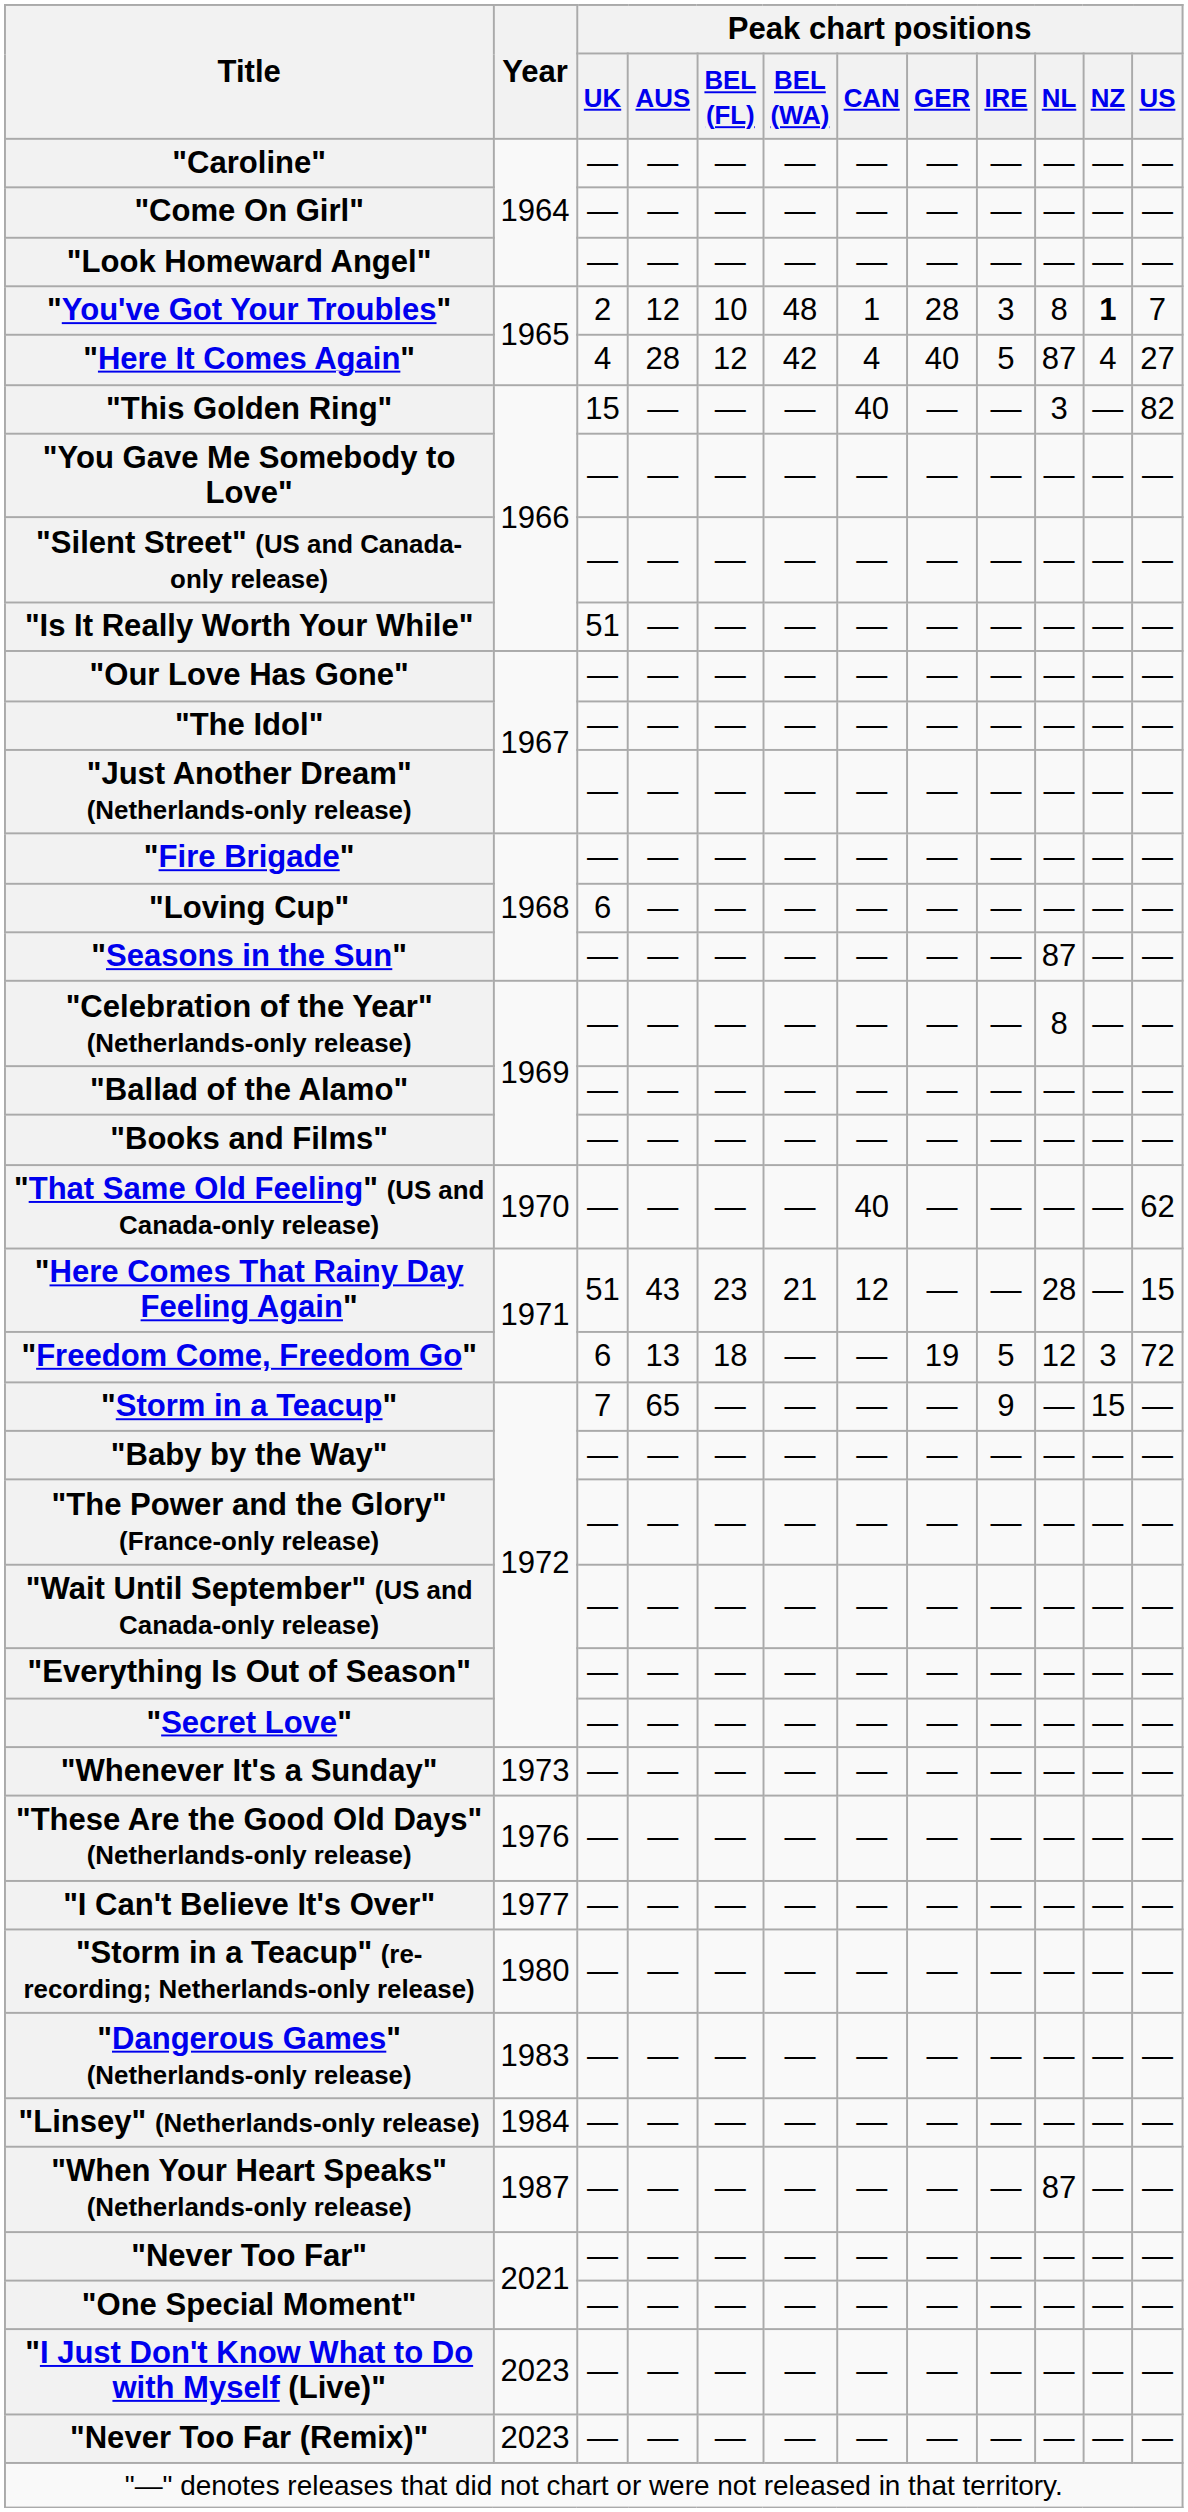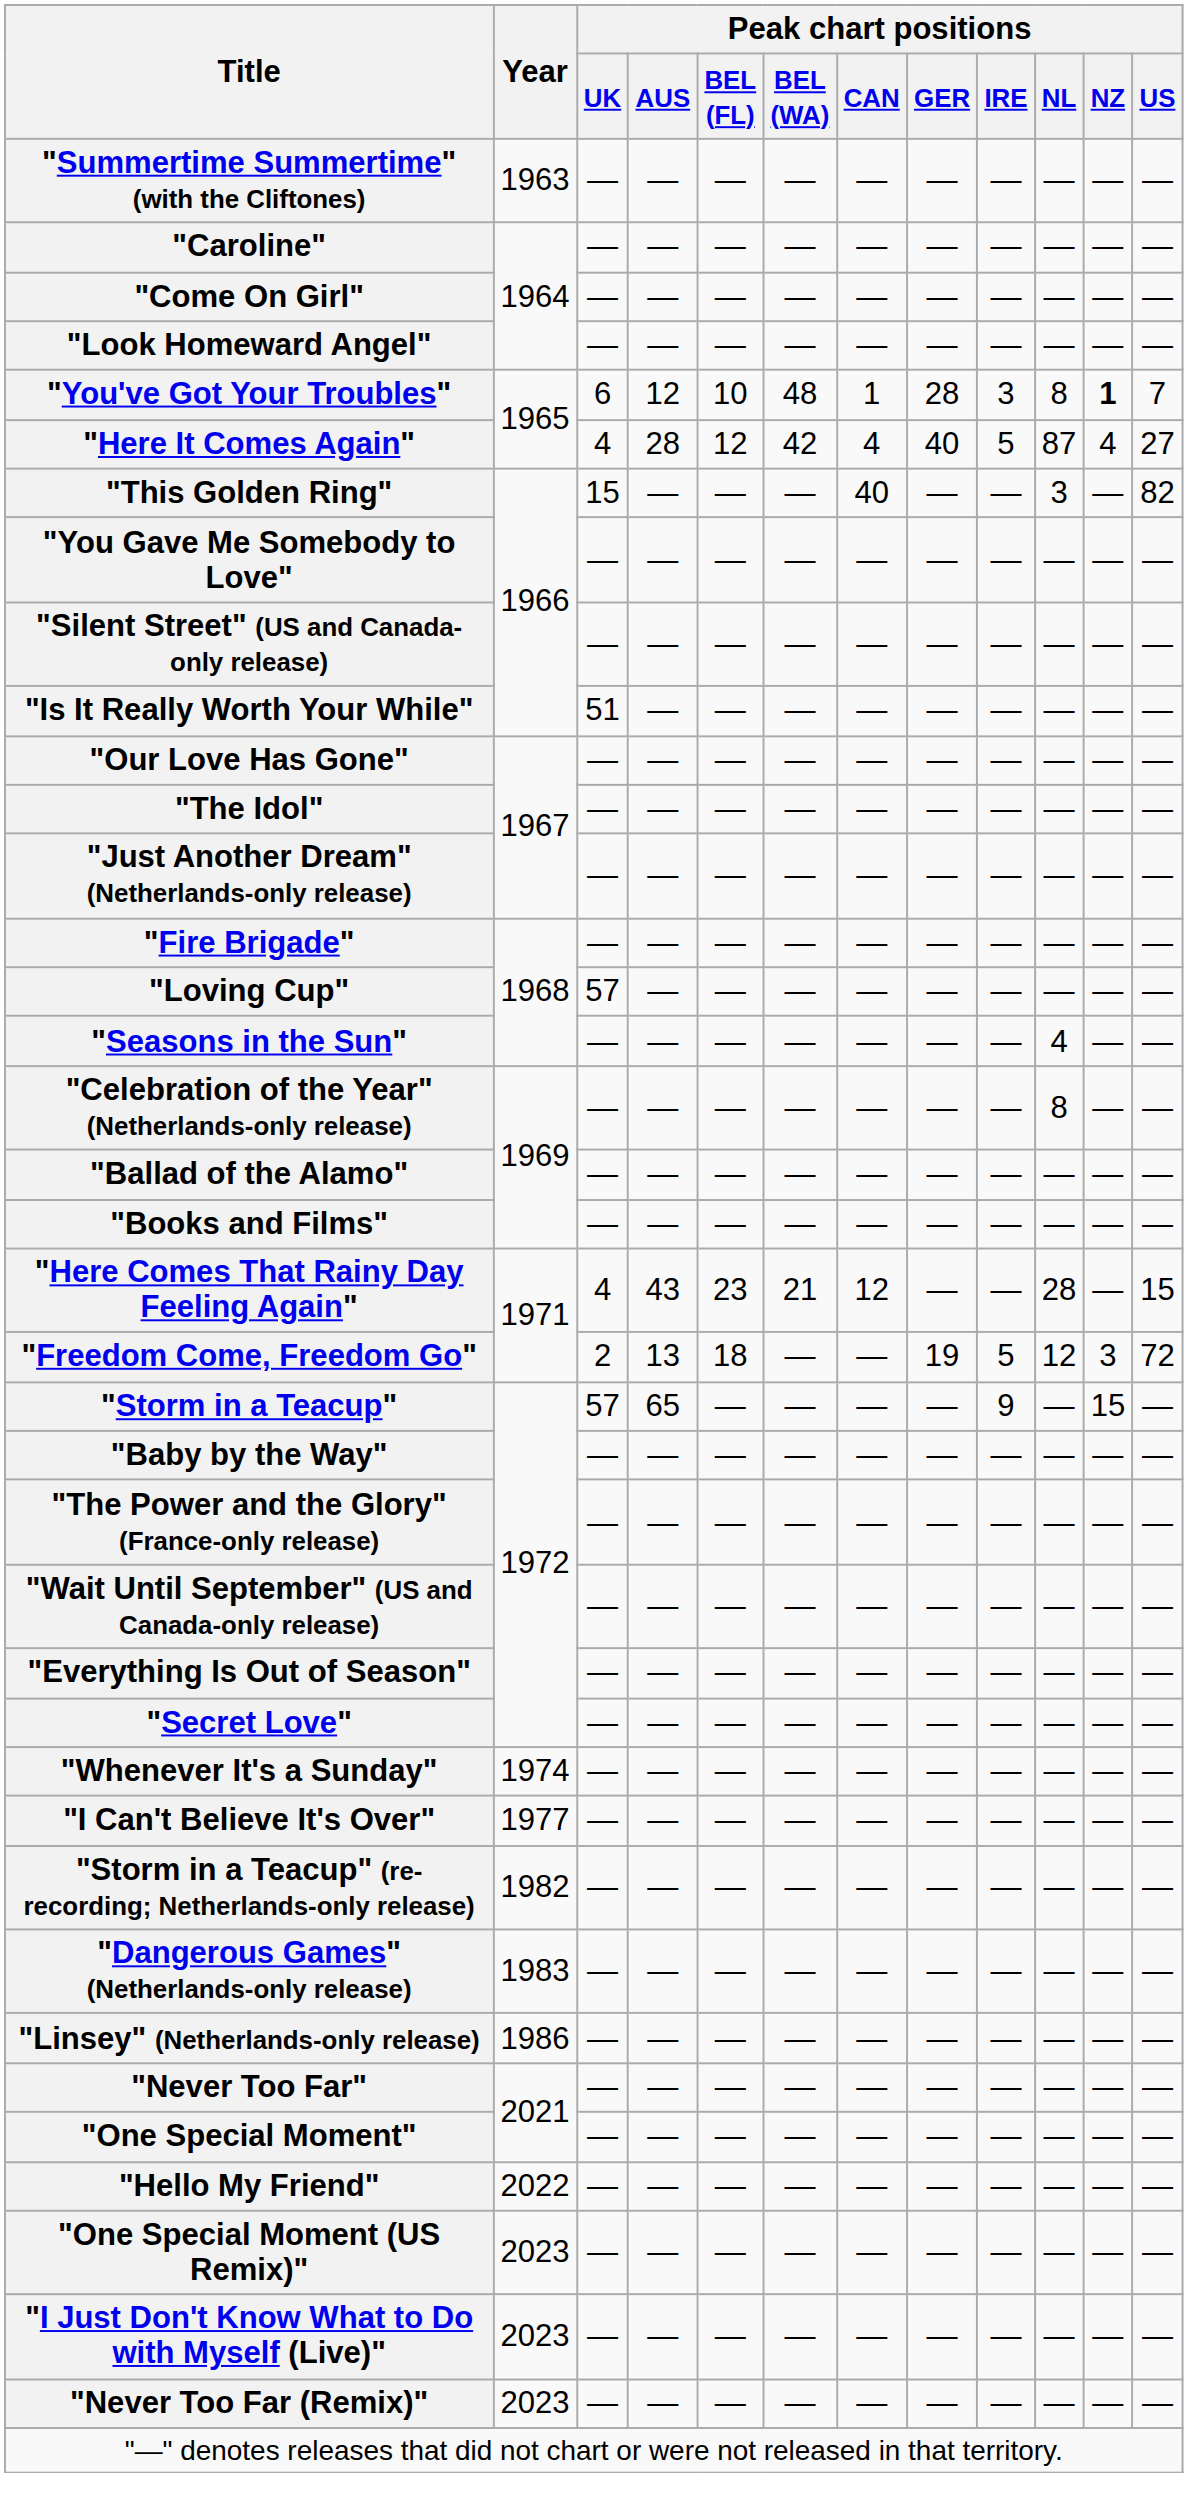+ row: (249, 179)
(603, 310) 2 -> (603, 394) 6
(603, 907) 6 -> (603, 991) 57
(1059, 956) 87 -> (1059, 1040) 4
- row: (249, 1205)
(603, 1289) 51 -> (603, 1289) 4
(603, 1356) 6 -> (603, 1356) 2
(603, 1405) 7 -> (603, 1405) 57
(535, 1770) 1973 -> (535, 1770) 1974
- row: (249, 1837)
(535, 1971) 1980 -> (535, 1886) 1982
(535, 2121) 1984 -> (535, 2037) 1986
- row: (249, 2188)
+ row: (249, 2185)
+ row: (249, 2252)
